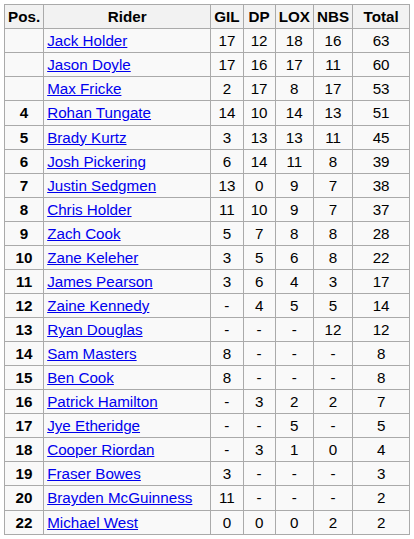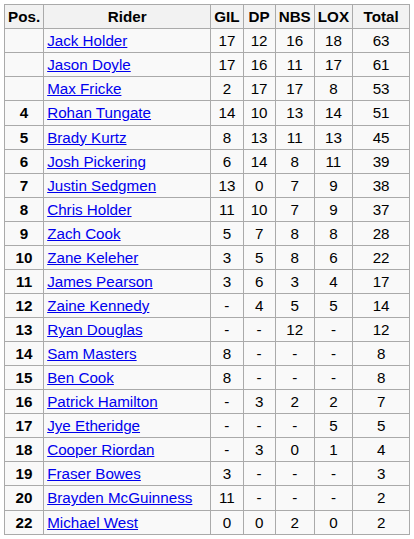columns swapped: (294, 17) <-> (333, 17)
(381, 65) 60 -> (381, 65) 61
(227, 137) 3 -> (227, 137) 8
